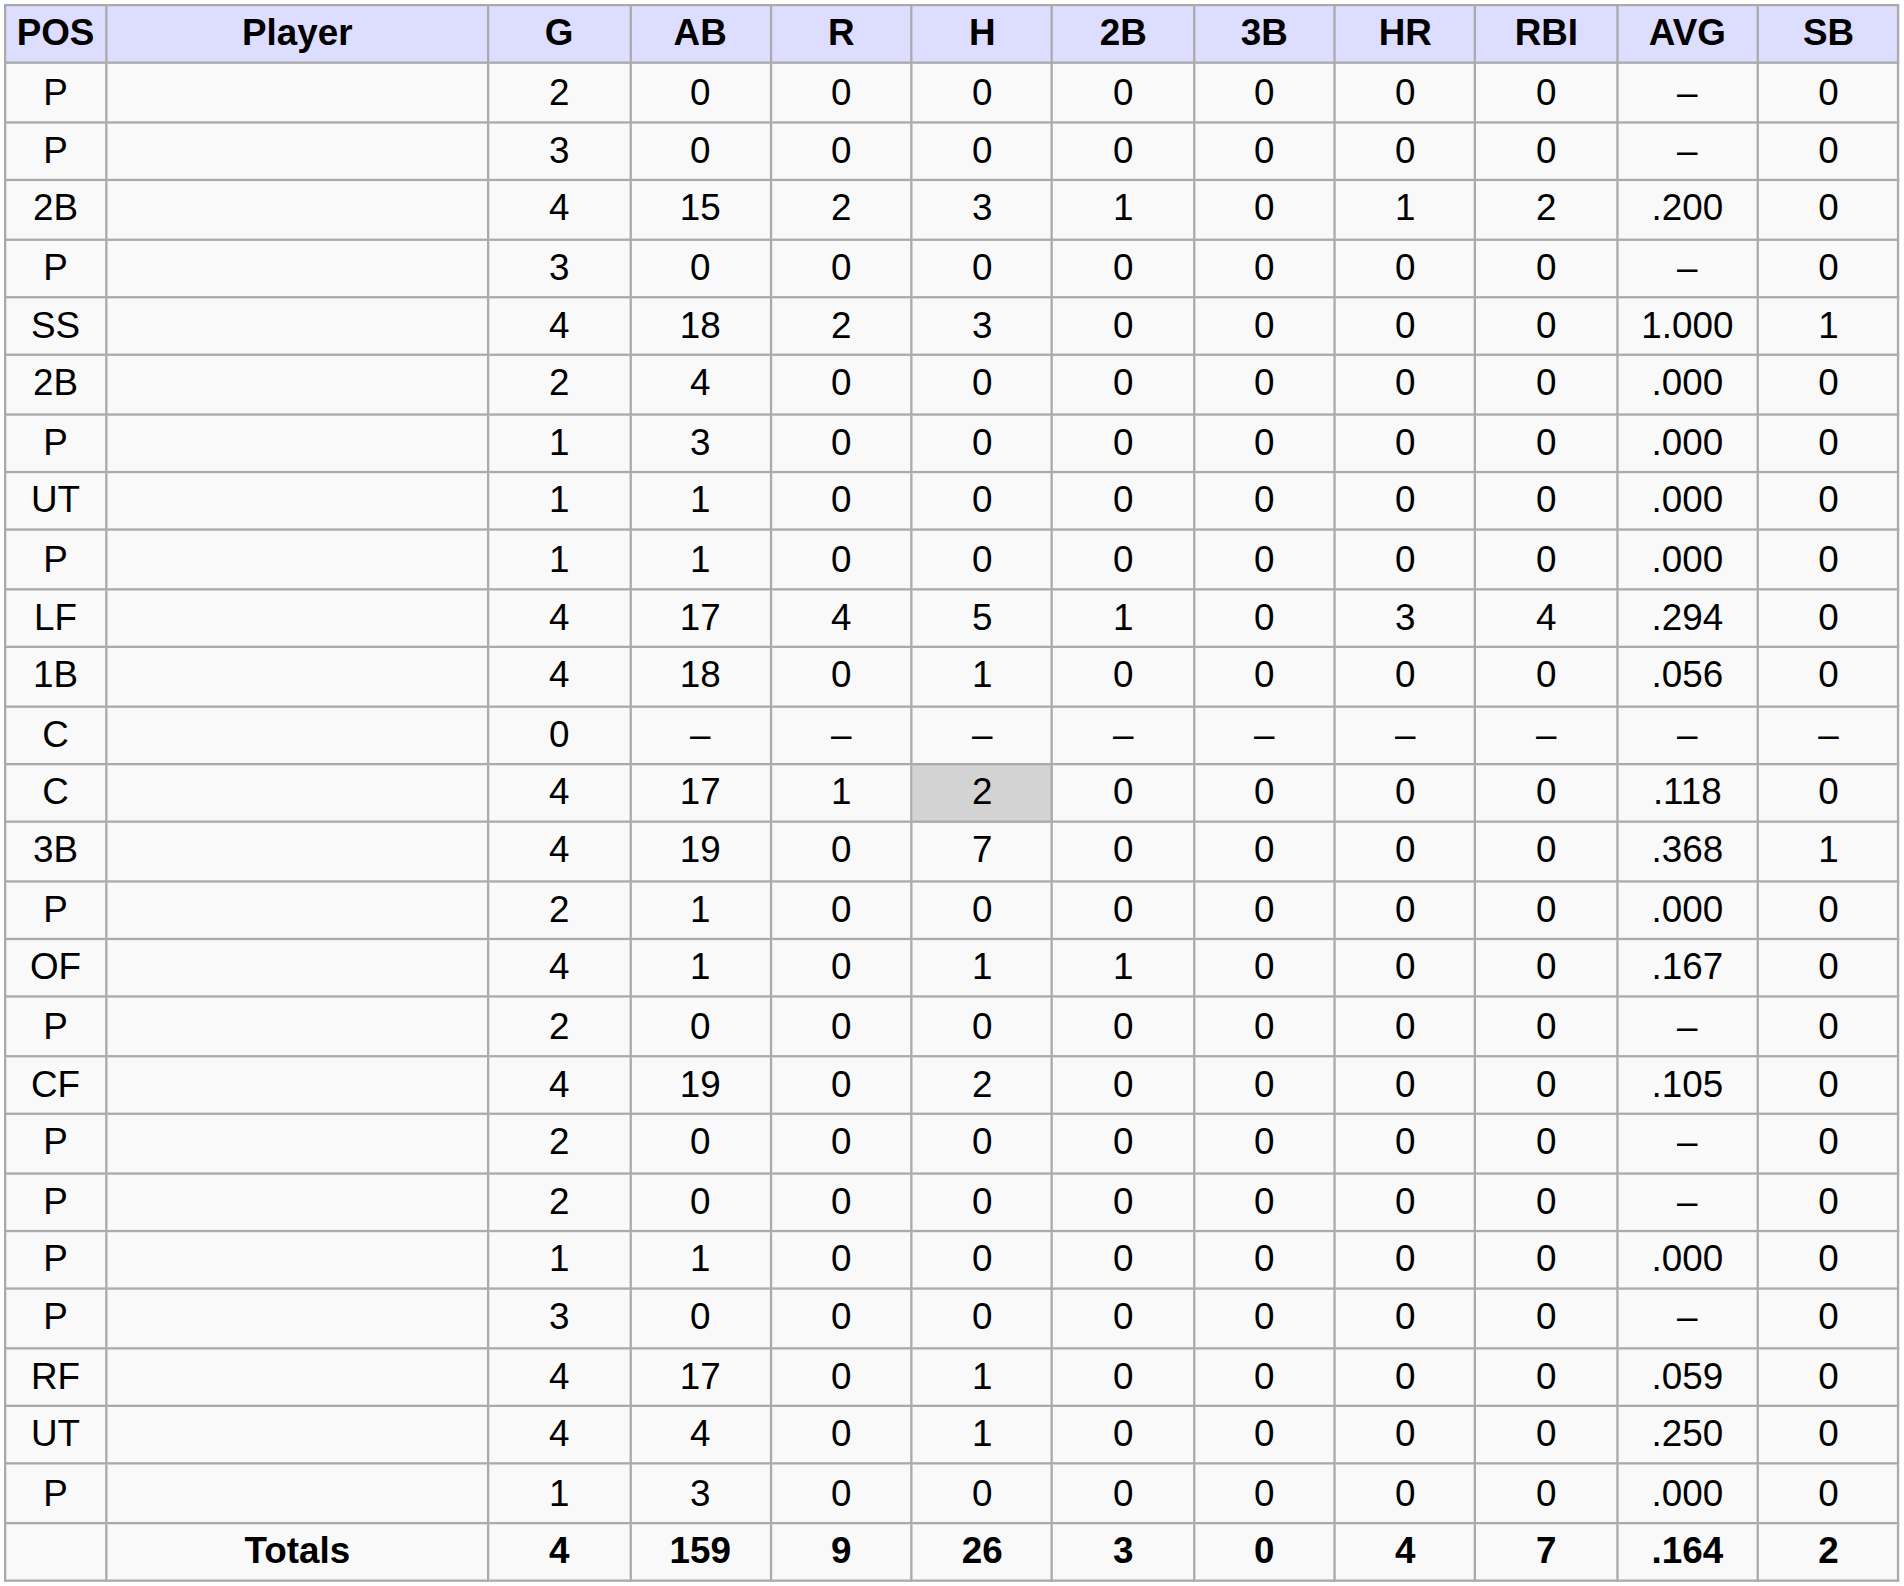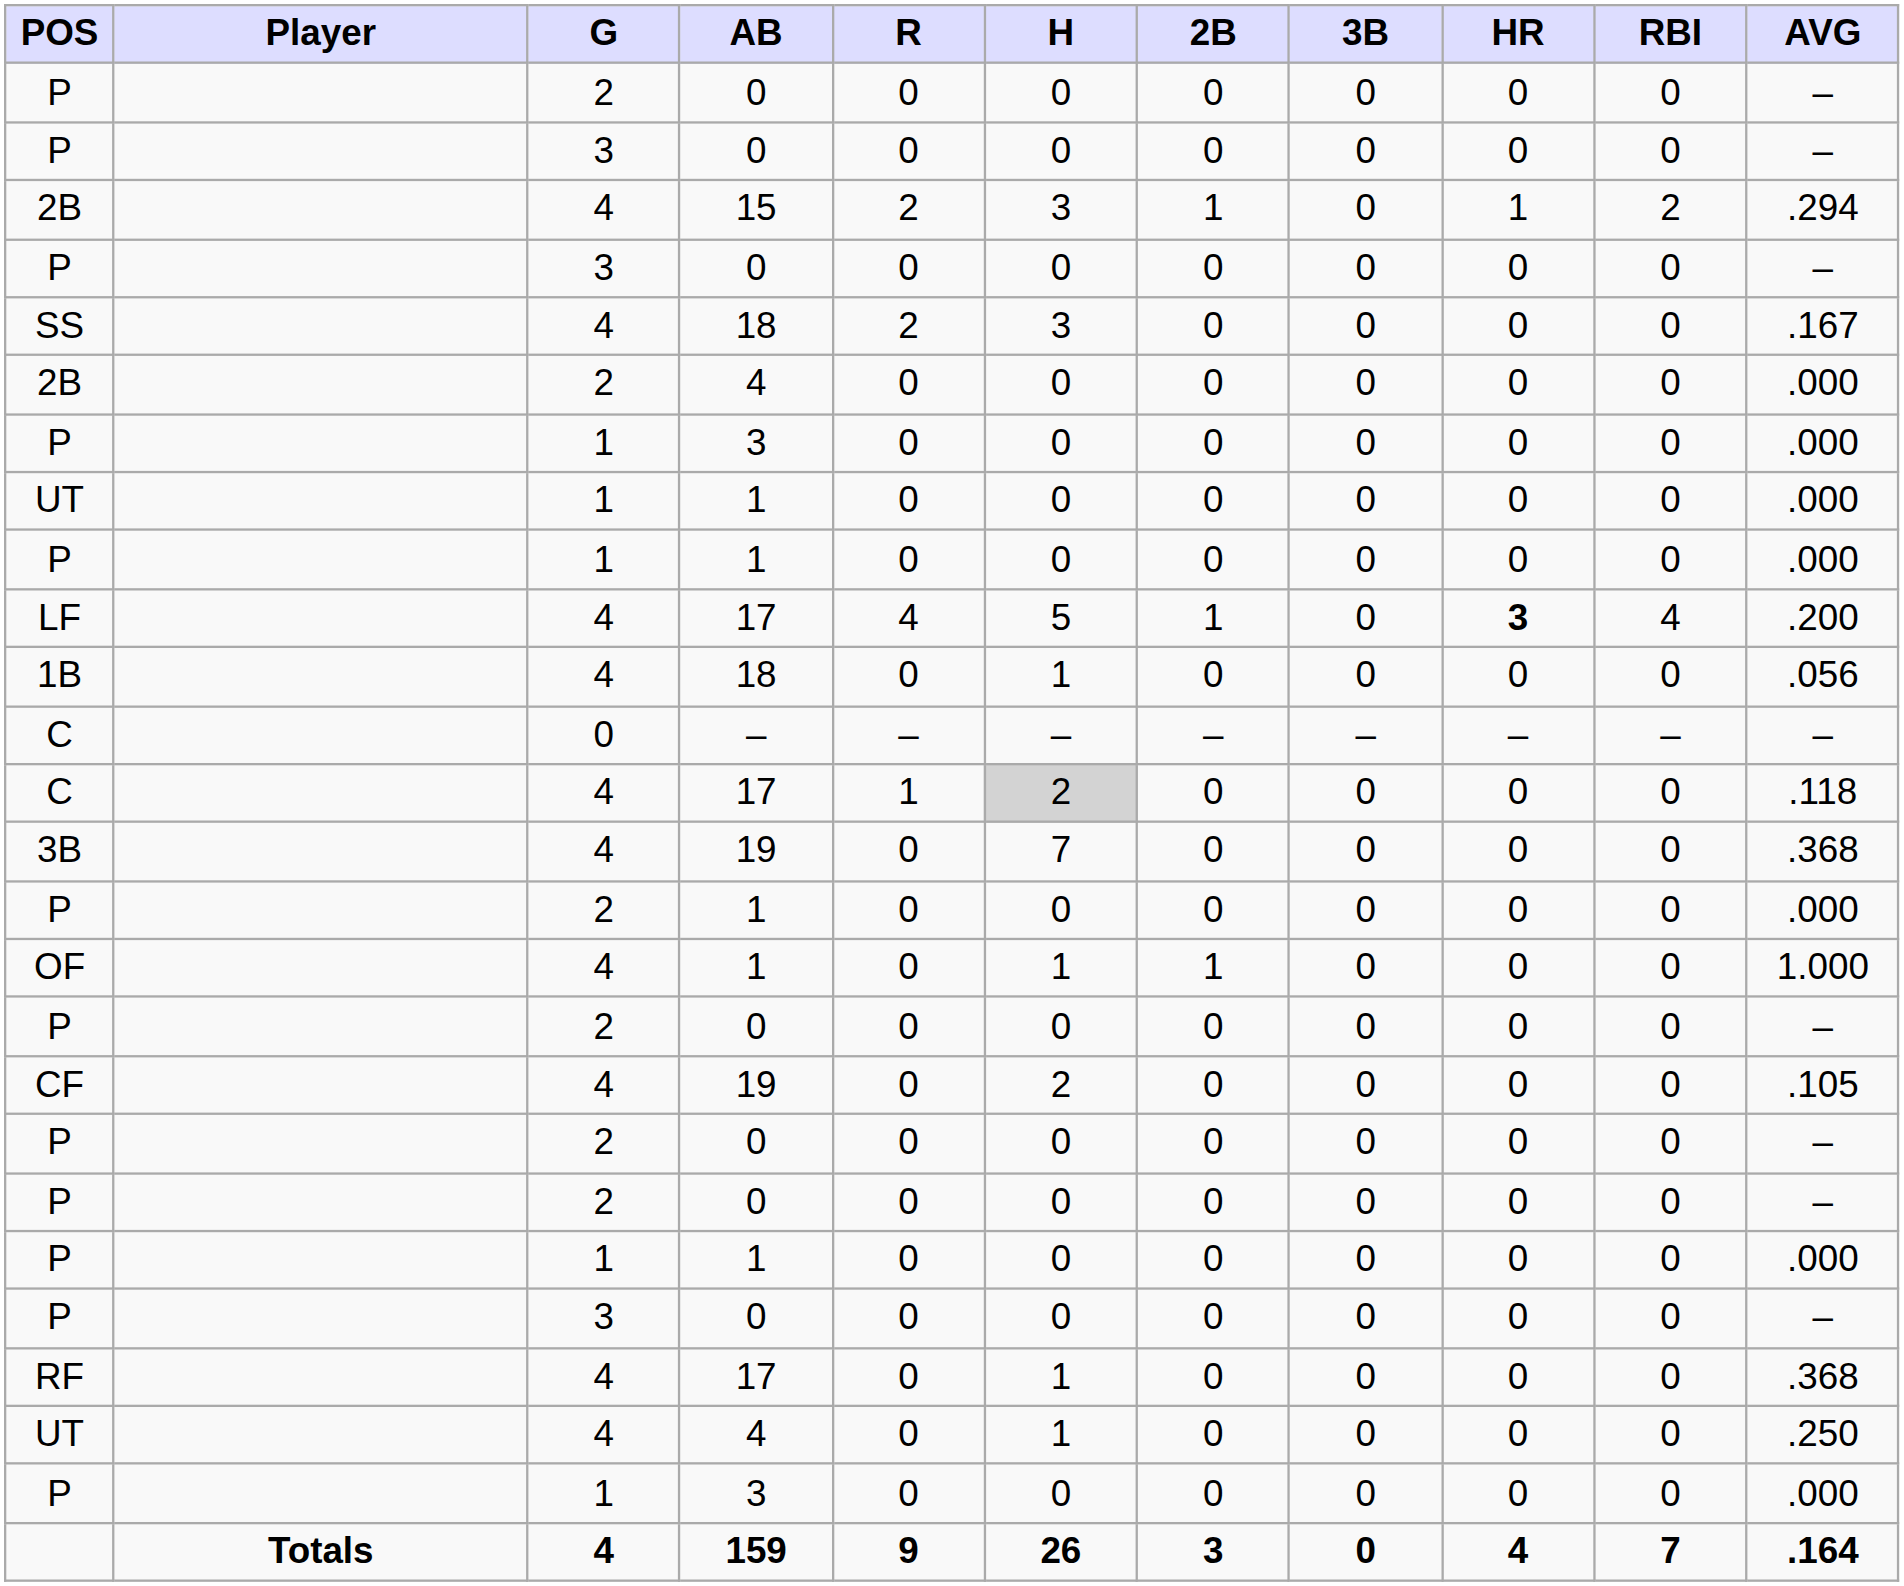- column: (1828, 33)
(1687, 208) .200 -> (1823, 208) .294
(1687, 325) 1.000 -> (1823, 325) .167
(1405, 617) normal -> (1518, 617) bold
(1687, 617) .294 -> (1823, 617) .200
(1687, 967) .167 -> (1823, 967) 1.000
(1687, 1376) .059 -> (1823, 1376) .368
